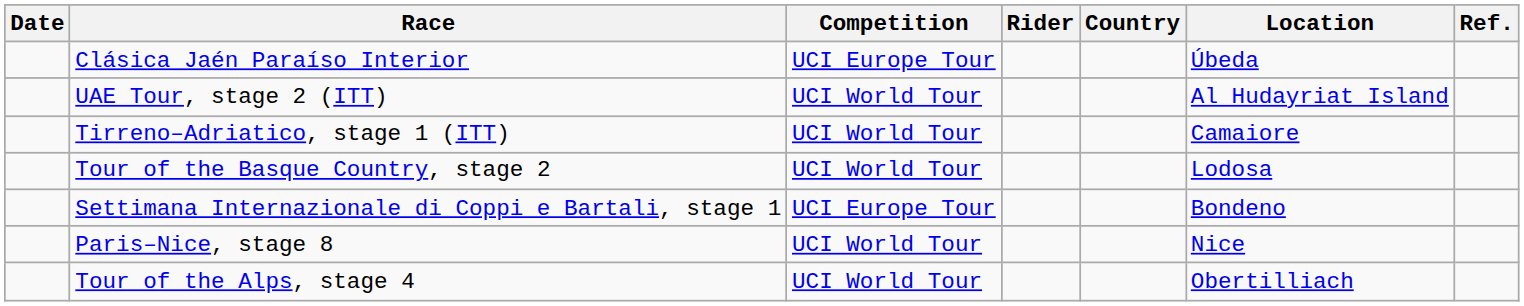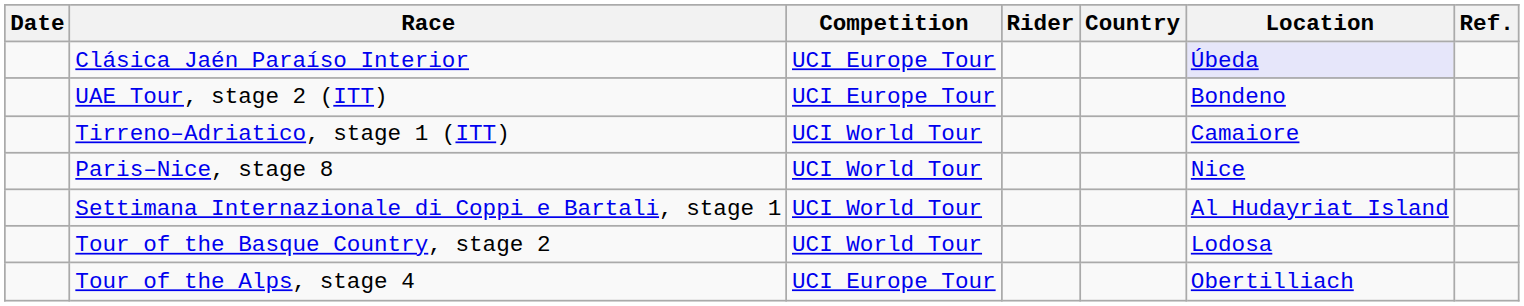(1225, 60) no background -> (1225, 60) lavender background
(887, 97) UCI World Tour -> (894, 97) UCI Europe Tour
(1320, 97) Al Hudayriat Island -> (1238, 97) Bondeno
rows swapped: (204, 245) <-> (313, 171)
(894, 208) UCI Europe Tour -> (887, 208) UCI World Tour
(1238, 208) Bondeno -> (1320, 208) Al Hudayriat Island
(887, 281) UCI World Tour -> (894, 281) UCI Europe Tour
